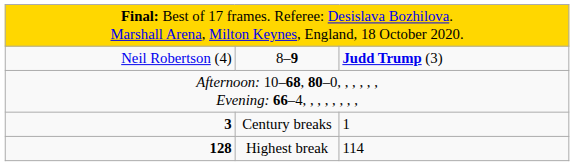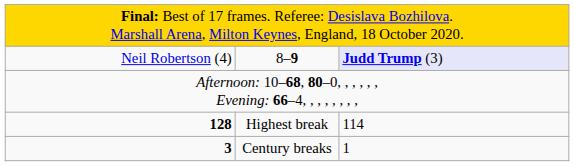(392, 58) no background -> (392, 58) lavender background
rows swapped: (221, 149) <-> (228, 124)
